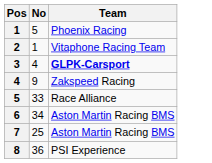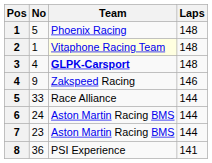+ column: (192, 13)
(108, 47) no background -> (108, 47) lightyellow background
(38, 116) 34 -> (38, 116) 24
(38, 133) 25 -> (38, 133) 23
